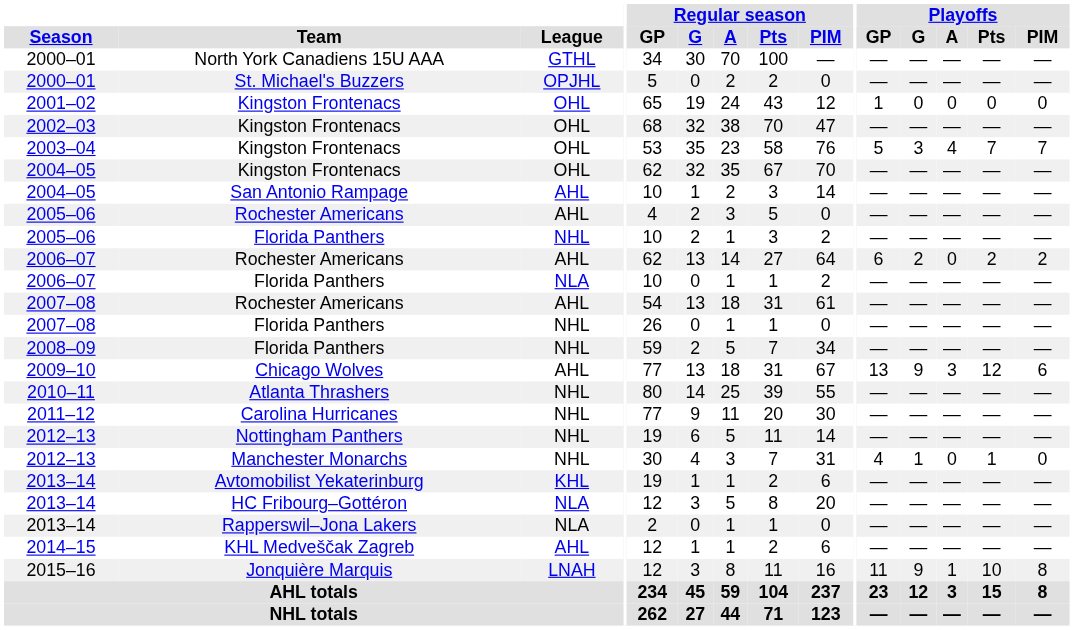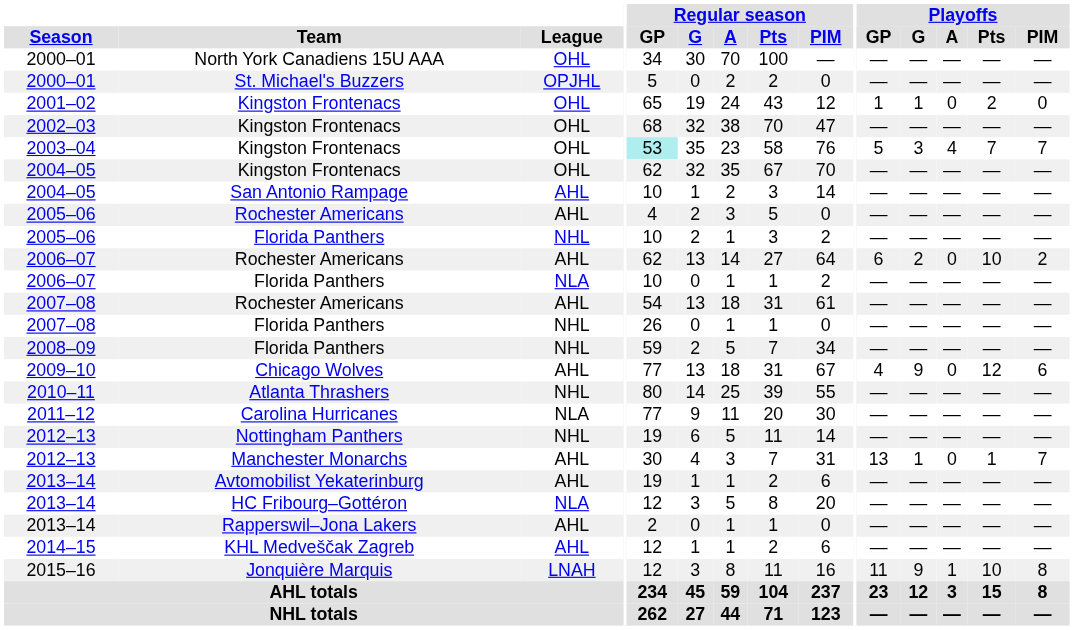(572, 59) GTHL -> (572, 59) OHL
(918, 103) 0 -> (918, 103) 1
(992, 103) 0 -> (992, 103) 2
(652, 148) no background -> (652, 148) paleturquoise background
(992, 259) 2 -> (992, 259) 10
(879, 370) 13 -> (879, 370) 4
(952, 370) 3 -> (952, 370) 0
(572, 414) NHL -> (572, 414) NLA
(572, 459) NHL -> (572, 459) AHL
(879, 459) 4 -> (879, 459) 13
(1043, 459) 0 -> (1043, 459) 7
(572, 481) KHL -> (572, 481) AHL
(572, 525) NLA -> (572, 525) AHL
